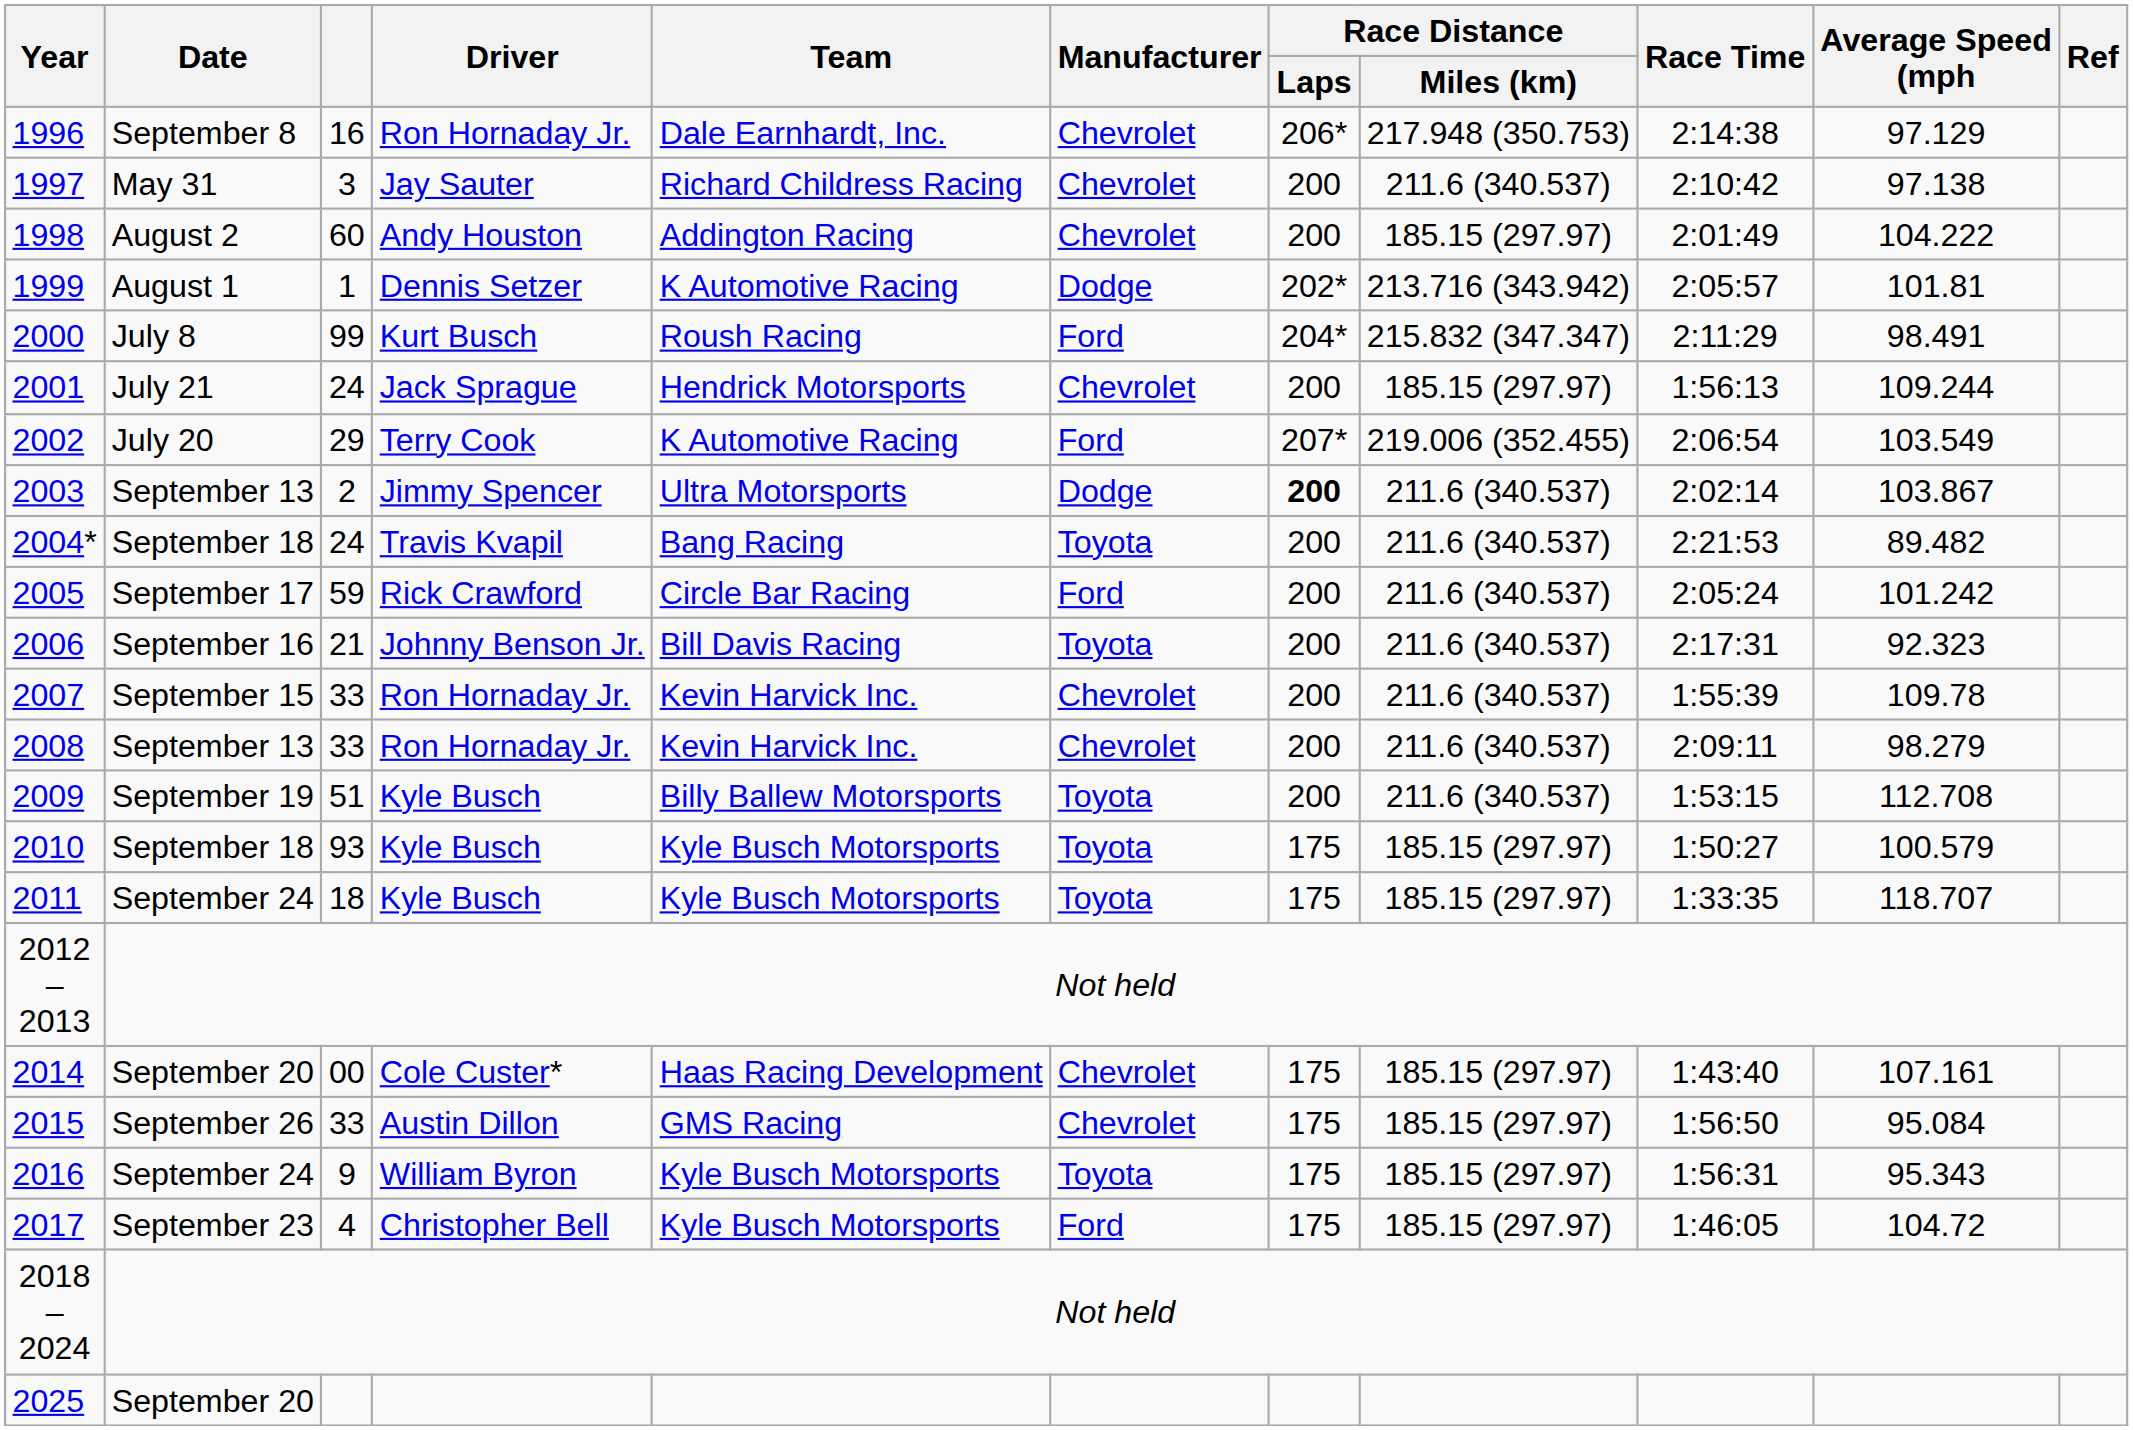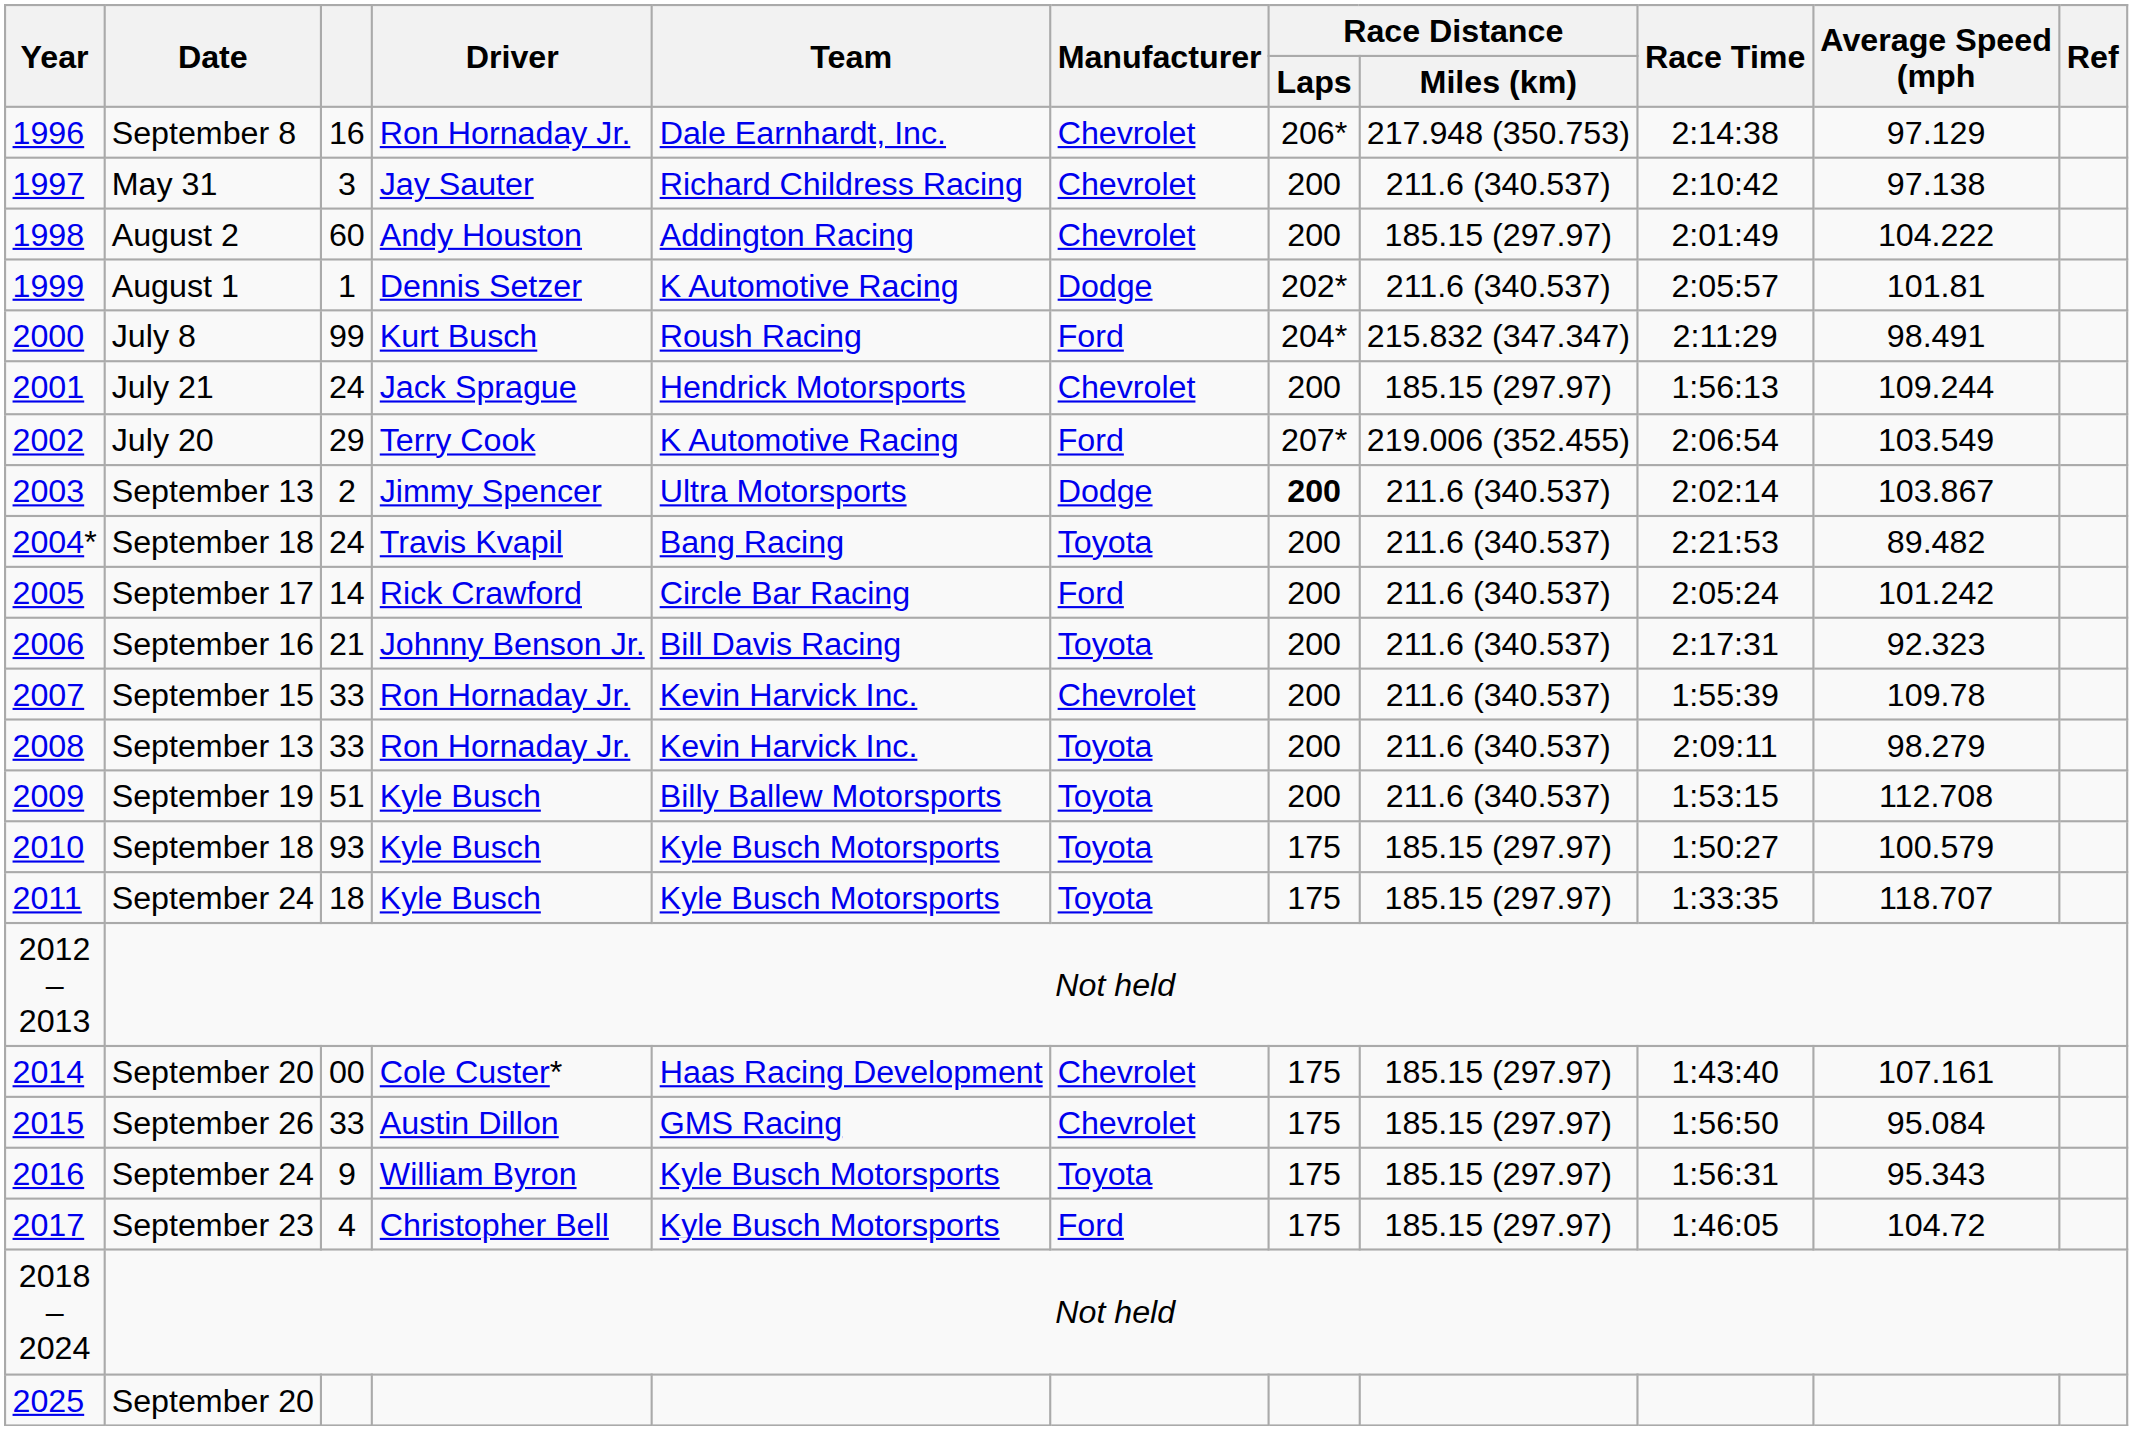(1498, 286) 213.716 (343.942) -> (1498, 286) 211.6 (340.537)
(347, 592) 59 -> (347, 592) 14
(1127, 745) Chevrolet -> (1105, 745) Toyota
